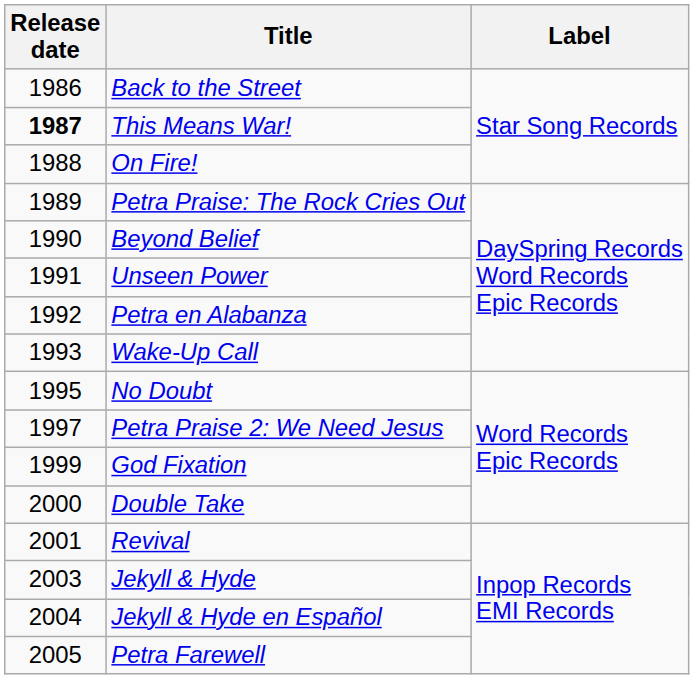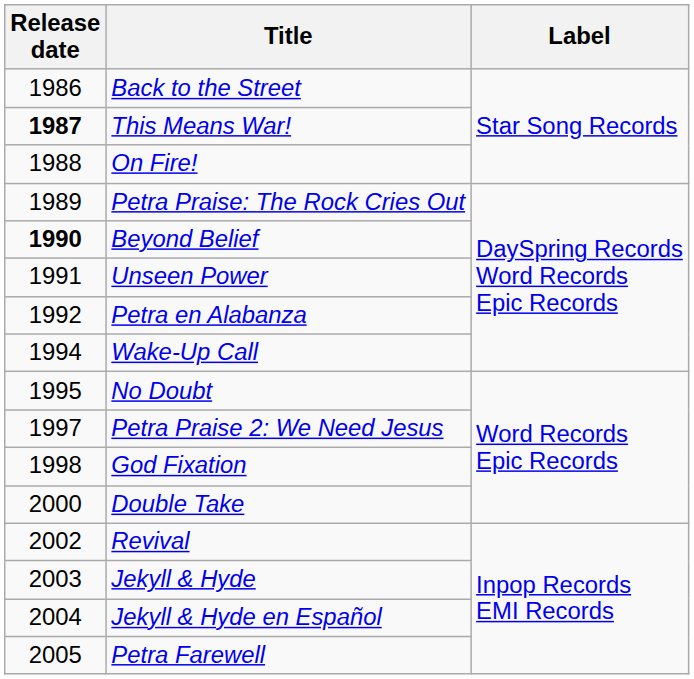(55, 239) normal -> (55, 239) bold
(55, 352) 1993 -> (55, 352) 1994
(55, 466) 1999 -> (55, 466) 1998
(55, 541) 2001 -> (55, 541) 2002
